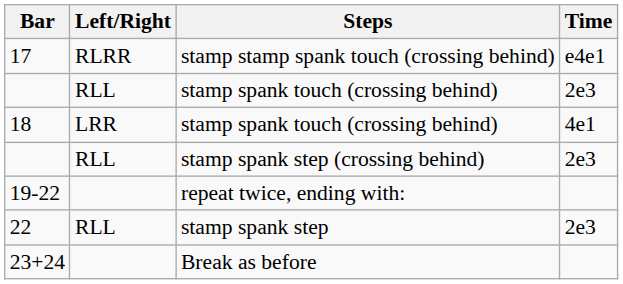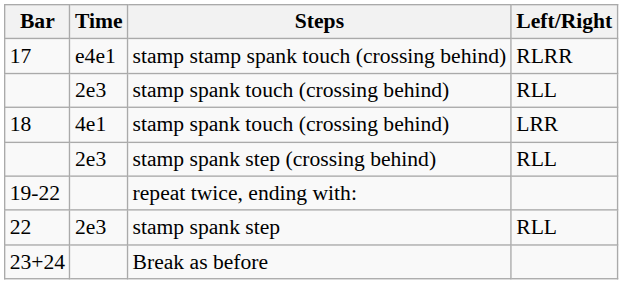columns swapped: (588, 21) <-> (123, 21)
